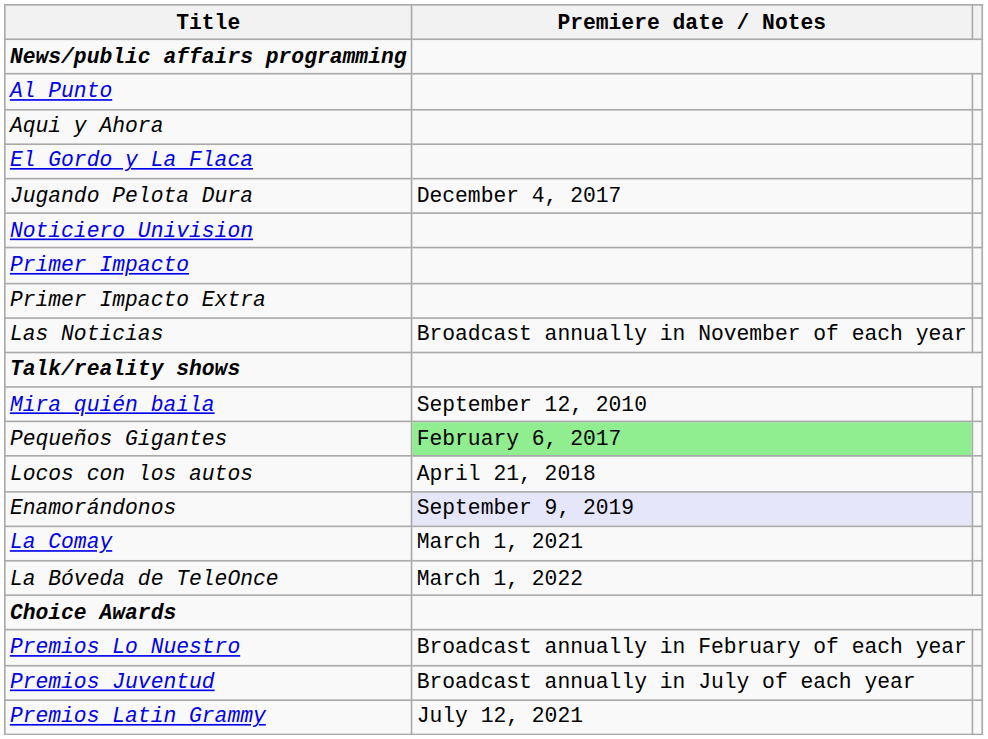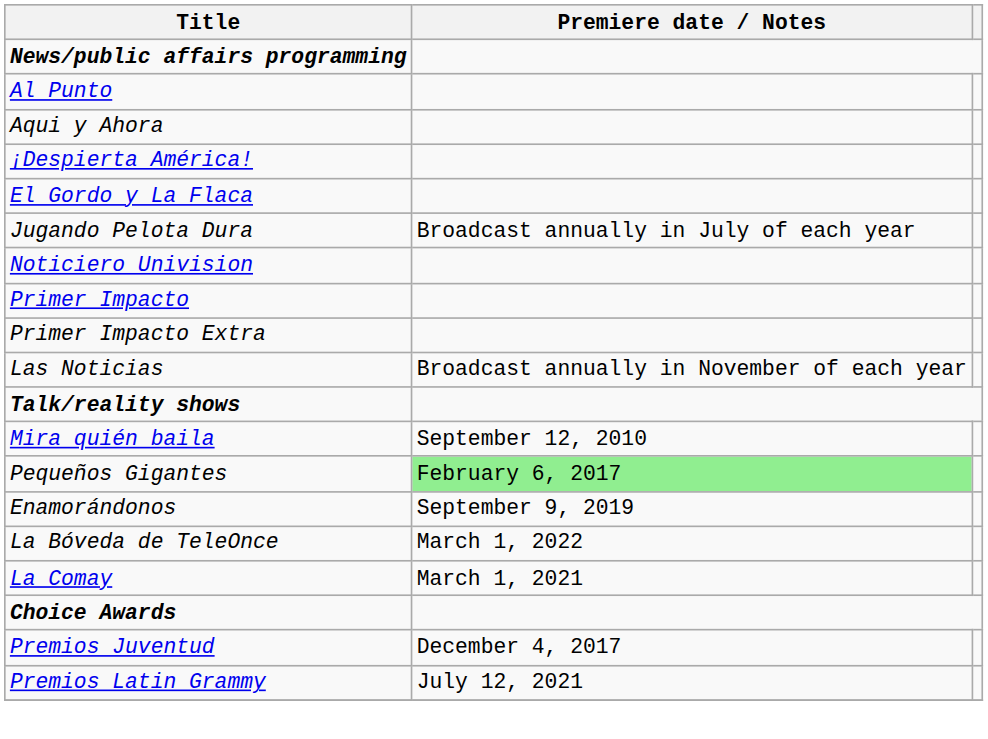+ row: (131, 161)
(519, 196) December 4, 2017 -> (666, 231) Broadcast annually in July of each year
- row: (131, 474)
(525, 509) lavender background -> (525, 509) no background
rows swapped: (61, 543) <-> (144, 578)
- row: (125, 648)
(666, 682) Broadcast annually in July of each year -> (519, 648) December 4, 2017
